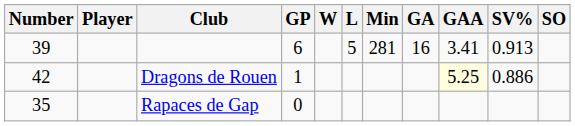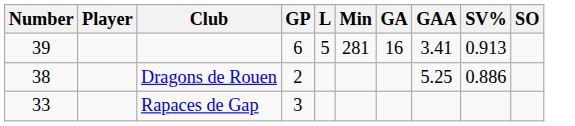- column: (328, 18)
(41, 76) 42 -> (41, 76) 38
(298, 76) 1 -> (298, 76) 2
(463, 76) lightyellow background -> (436, 76) no background
(41, 105) 35 -> (41, 105) 33
(298, 105) 0 -> (298, 105) 3
